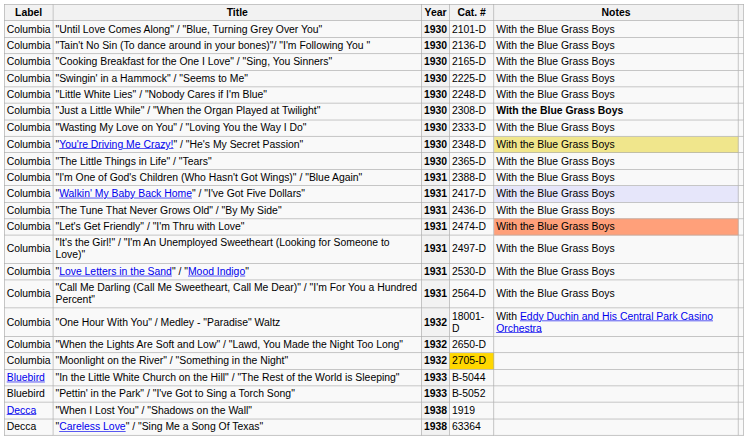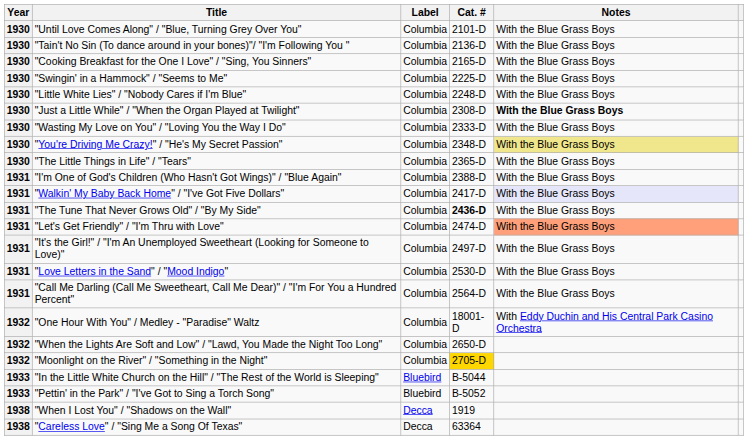columns swapped: (436, 12) <-> (29, 12)
(469, 210) normal -> (469, 210) bold
